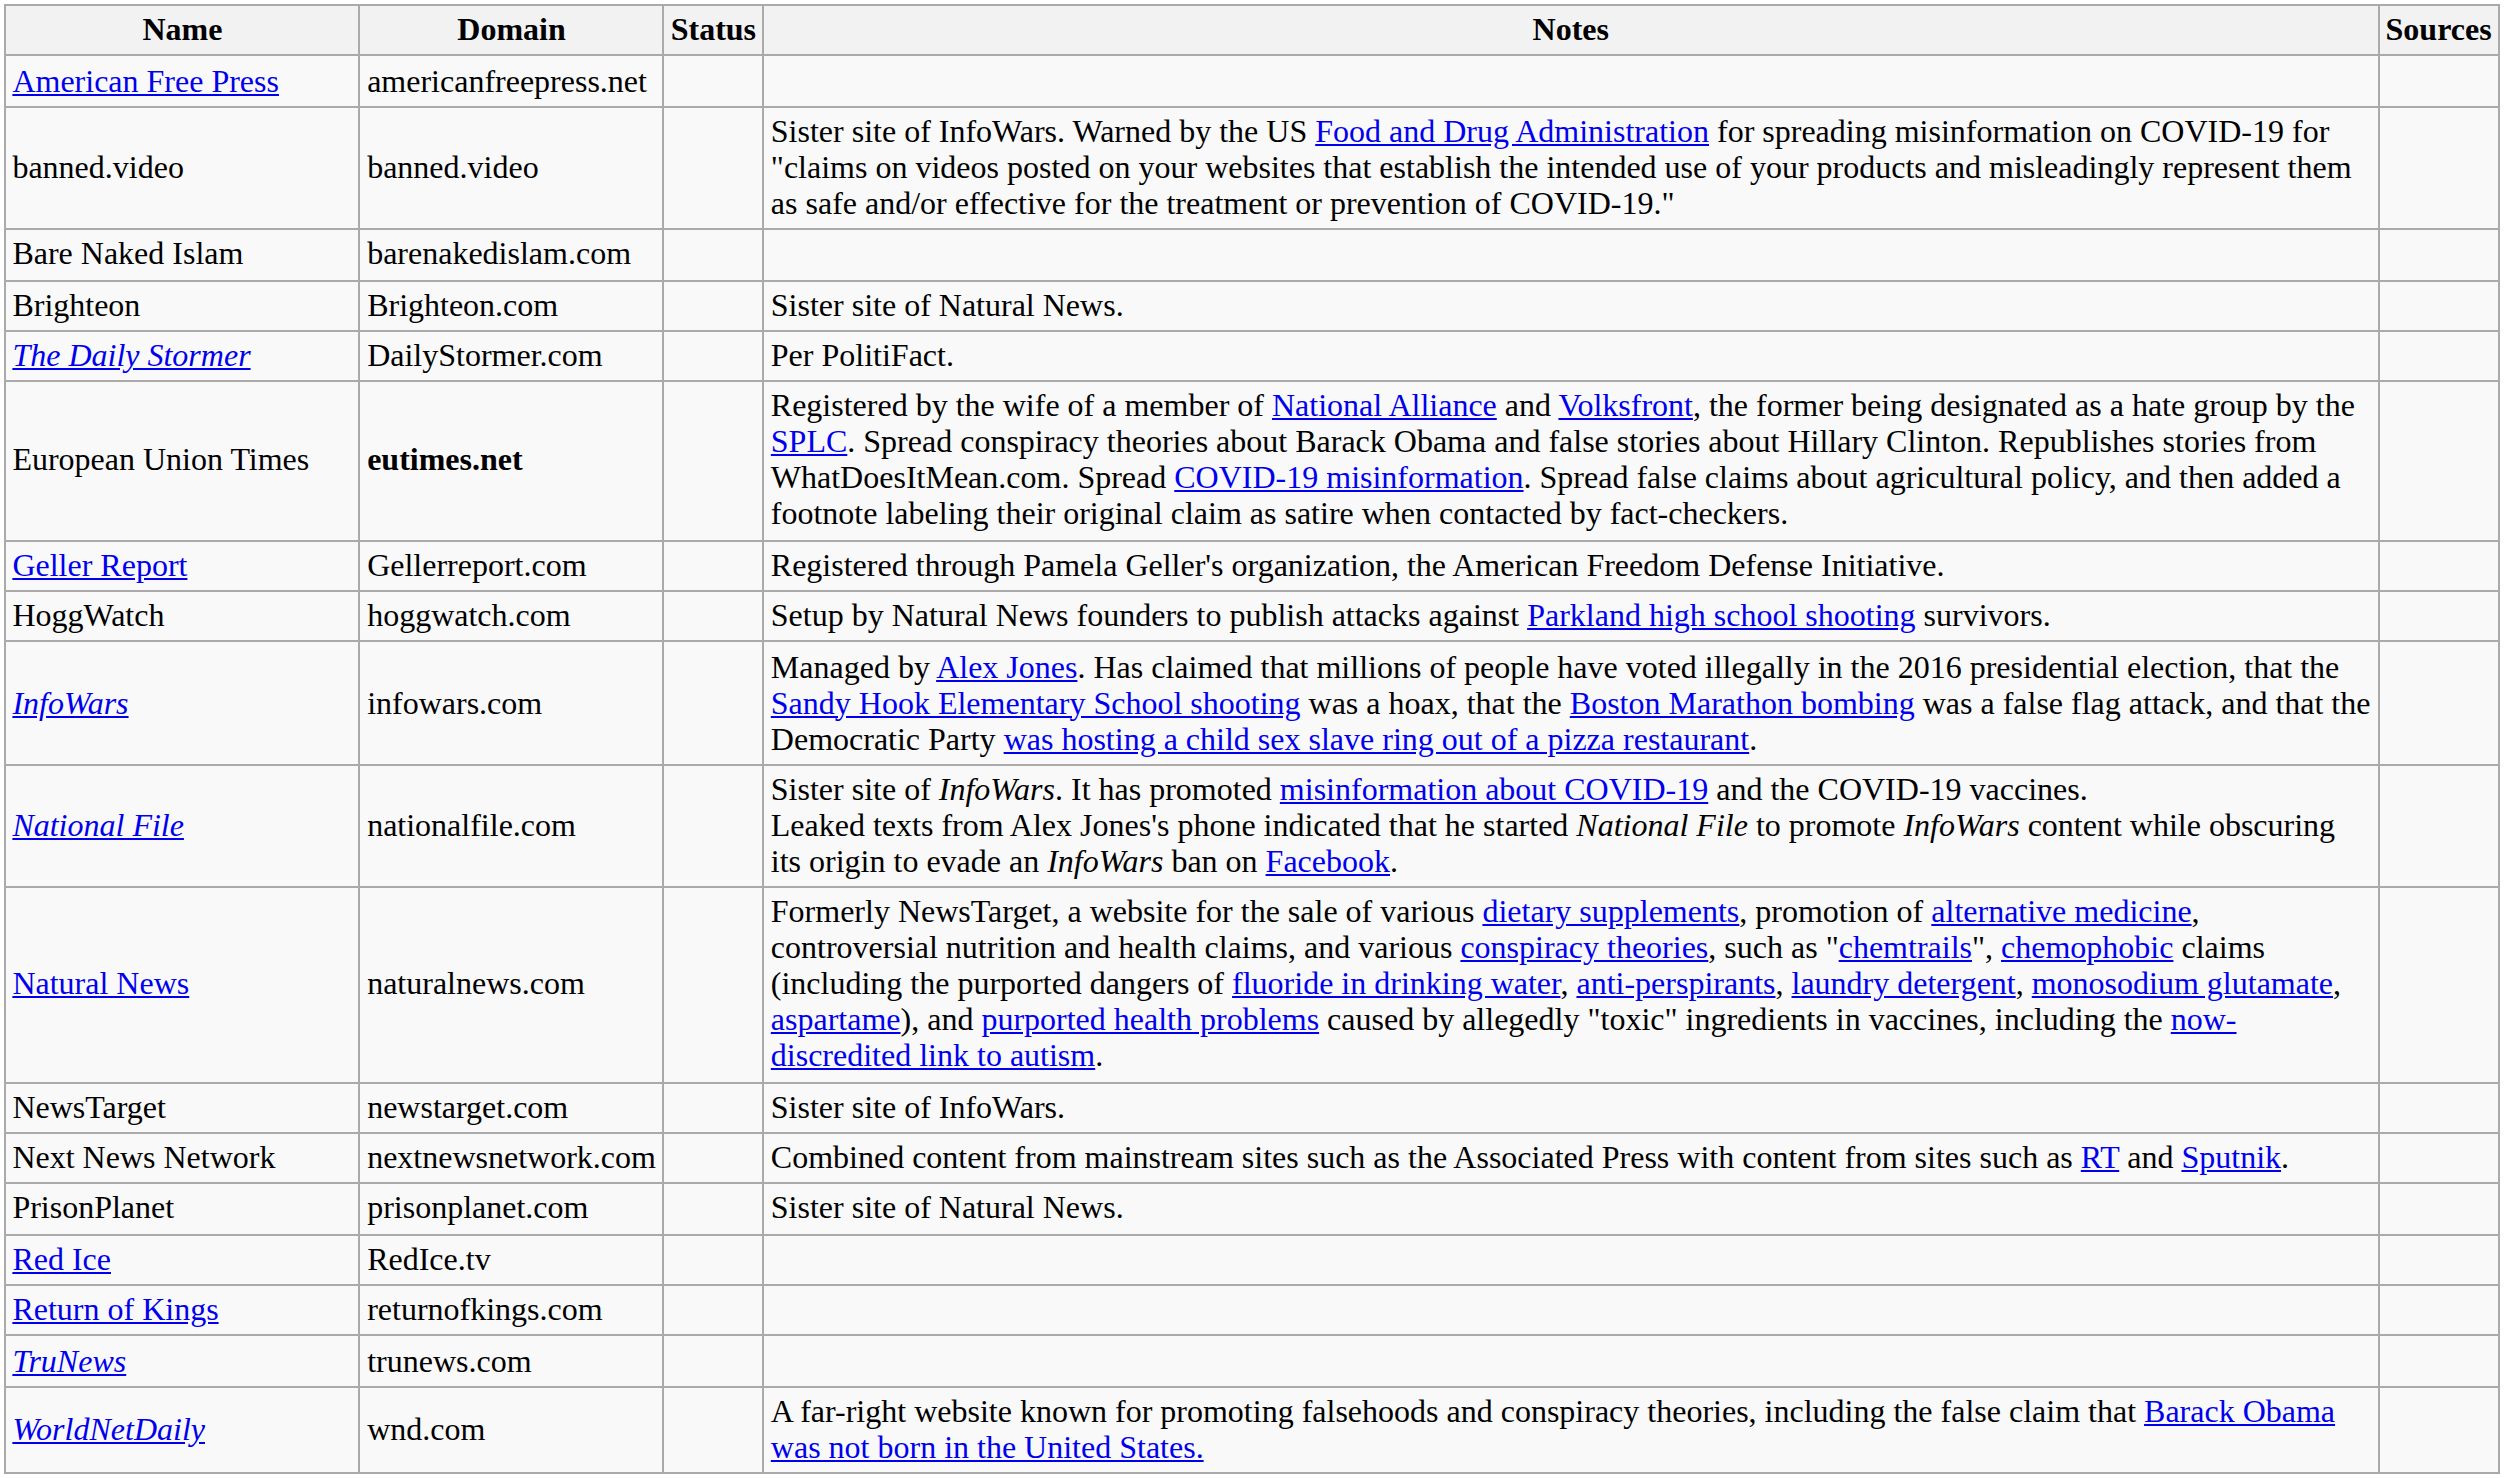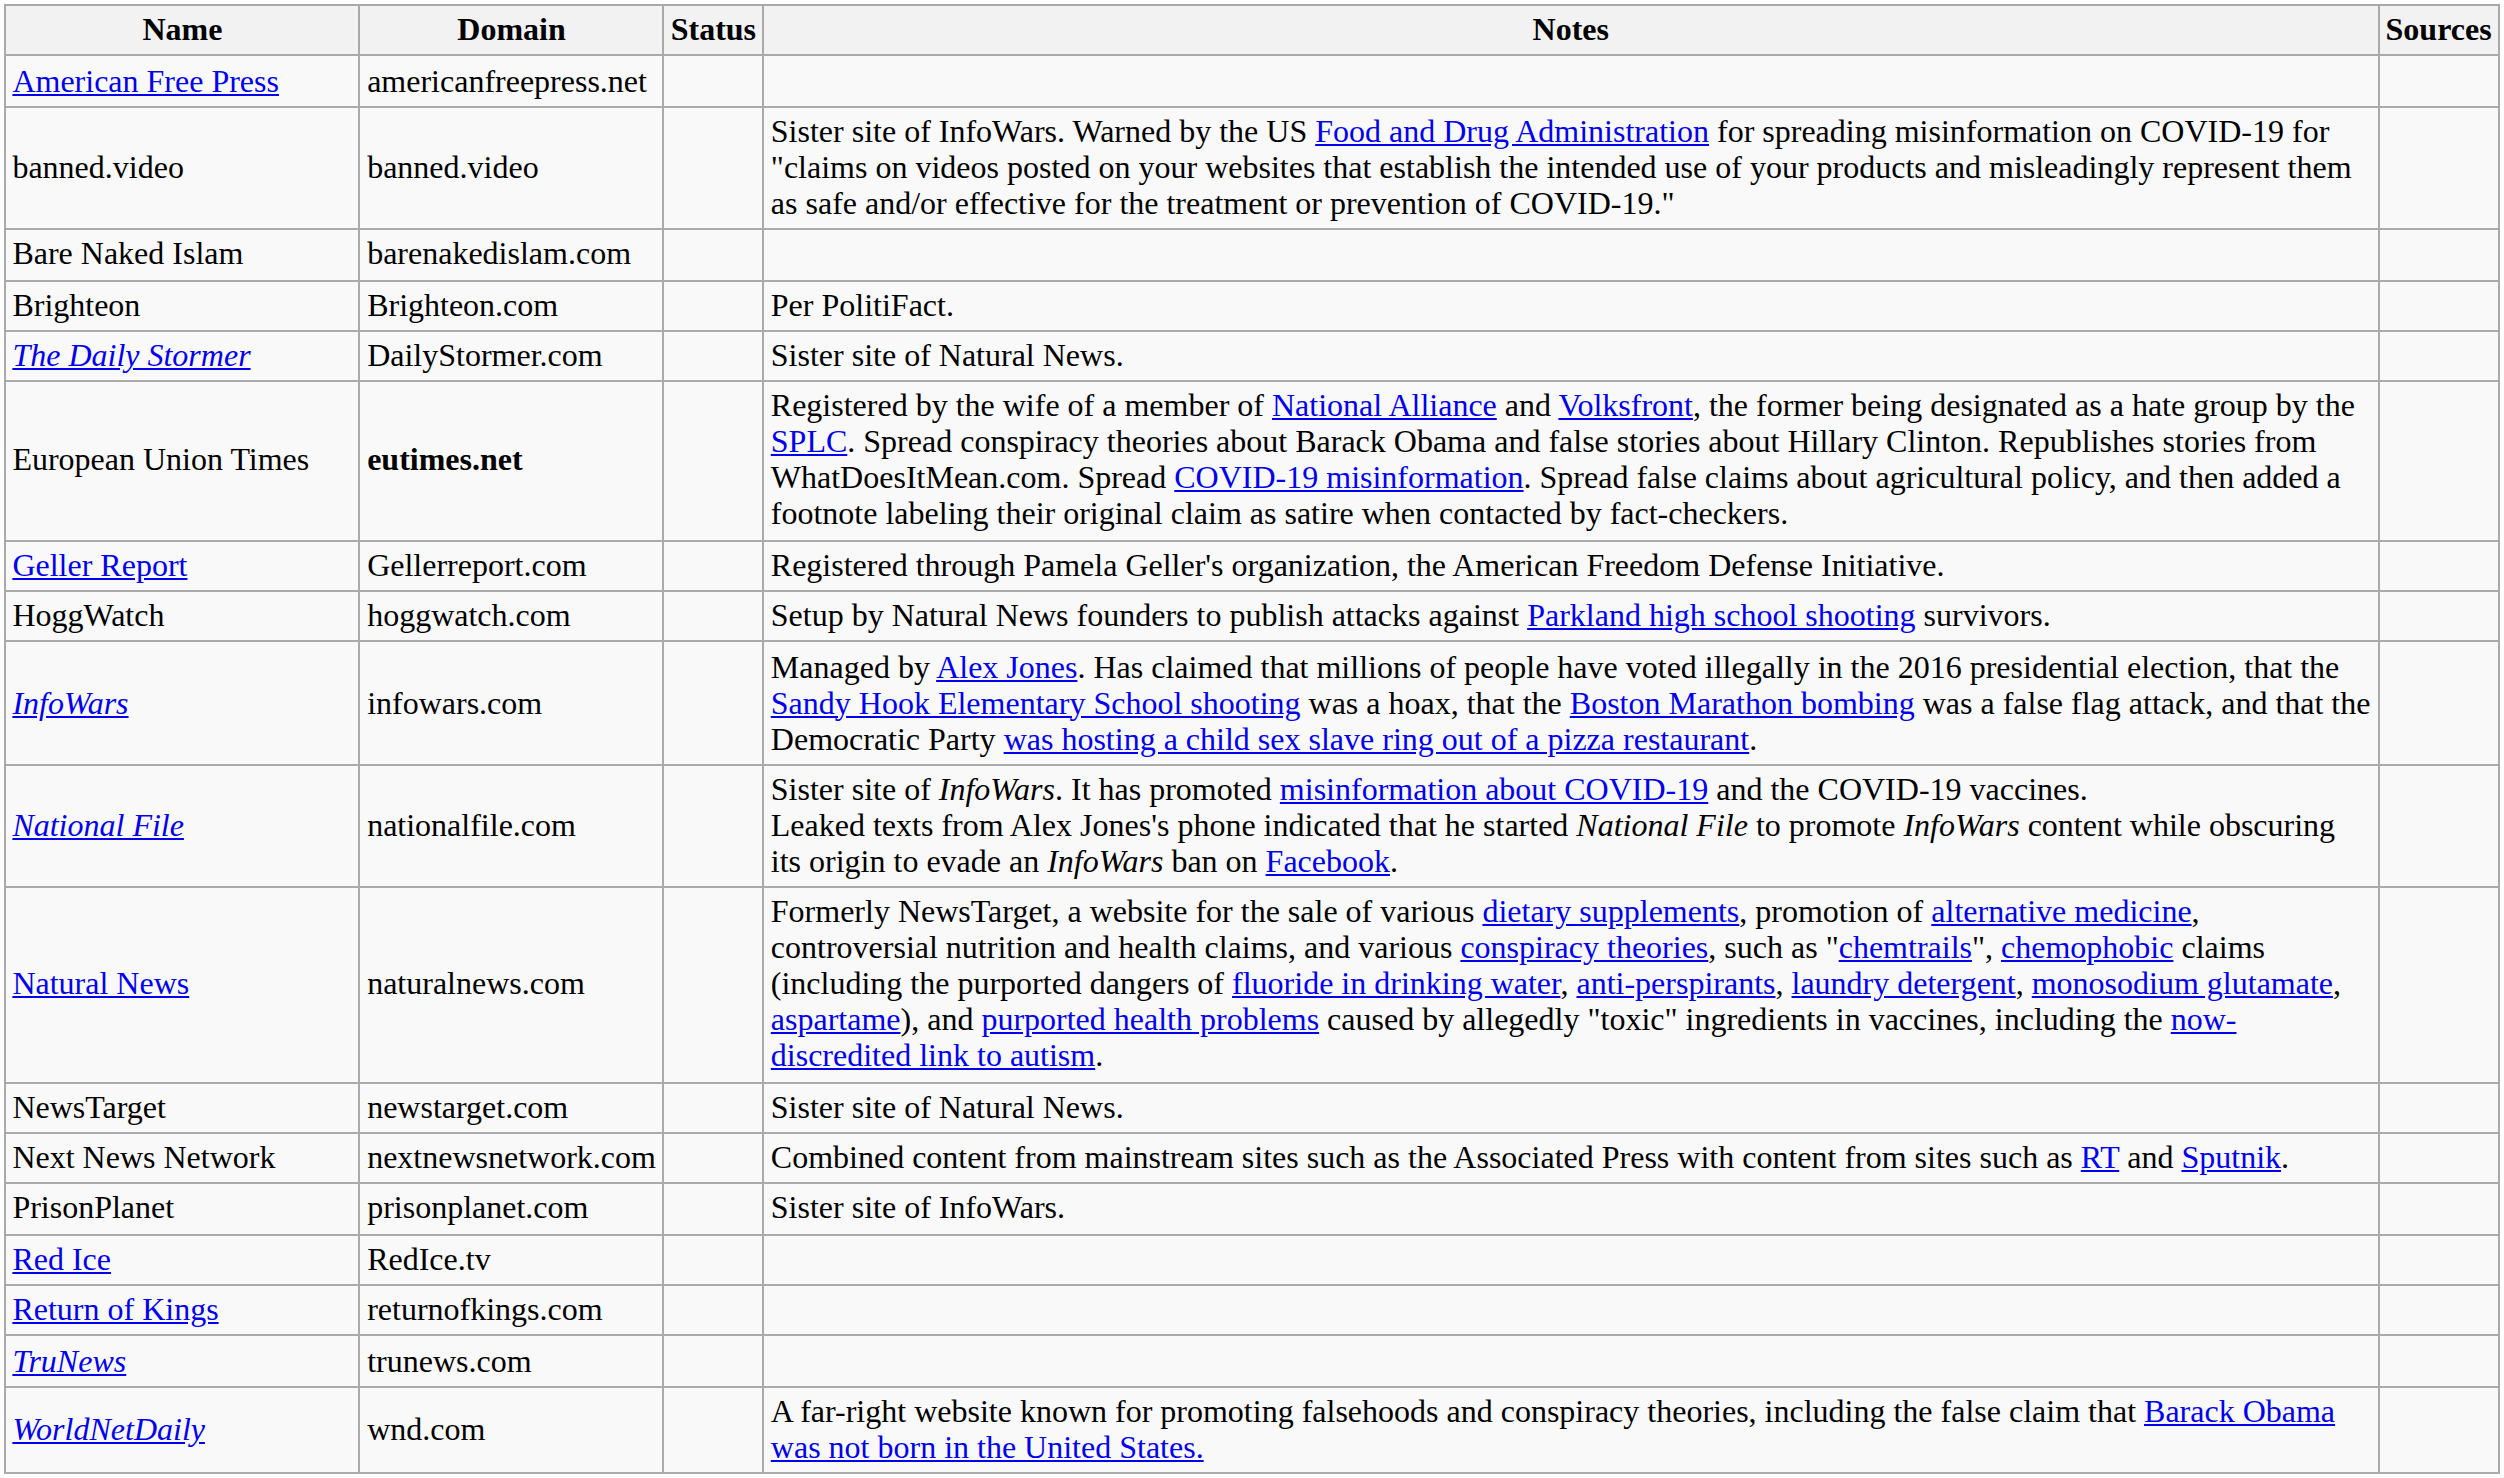(947, 304) Sister site of Natural News. -> (862, 304) Per PolitiFact.
(862, 355) Per PolitiFact. -> (947, 355) Sister site of Natural News.
(918, 1106) Sister site of InfoWars. -> (947, 1106) Sister site of Natural News.
(947, 1208) Sister site of Natural News. -> (918, 1208) Sister site of InfoWars.
